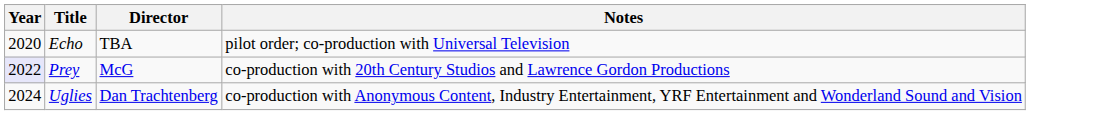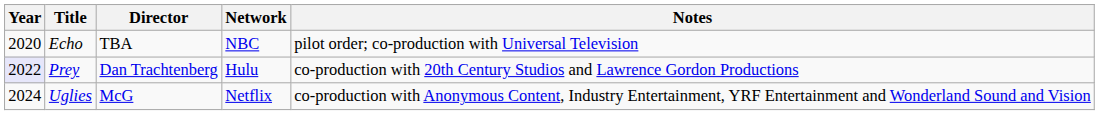+ column: (256, 17)
(116, 69) McG -> (159, 69) Dan Trachtenberg
(159, 95) Dan Trachtenberg -> (116, 95) McG
